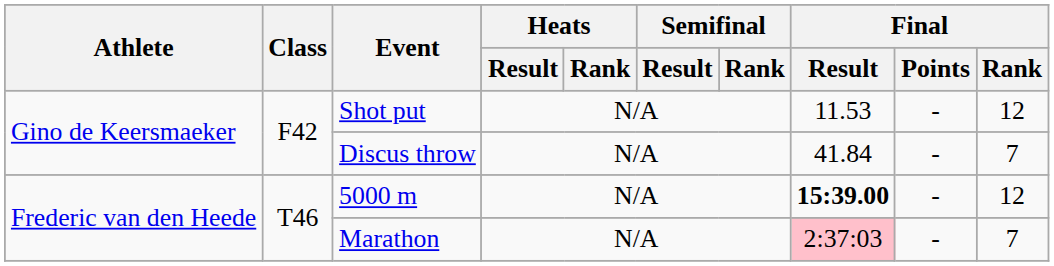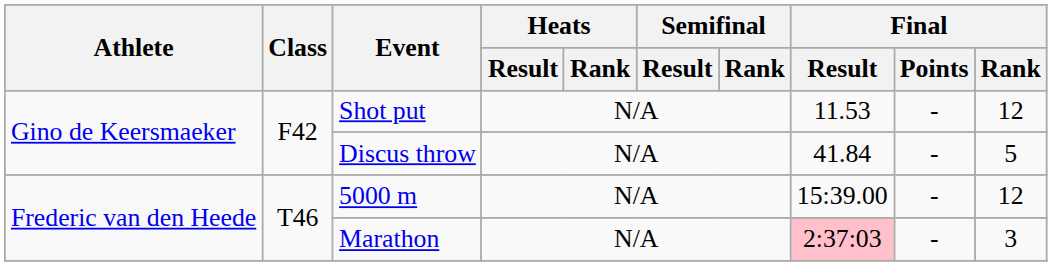(1012, 153) 7 -> (1011, 153) 5
(843, 196) bold -> (842, 196) normal
(1012, 238) 7 -> (1011, 238) 3
